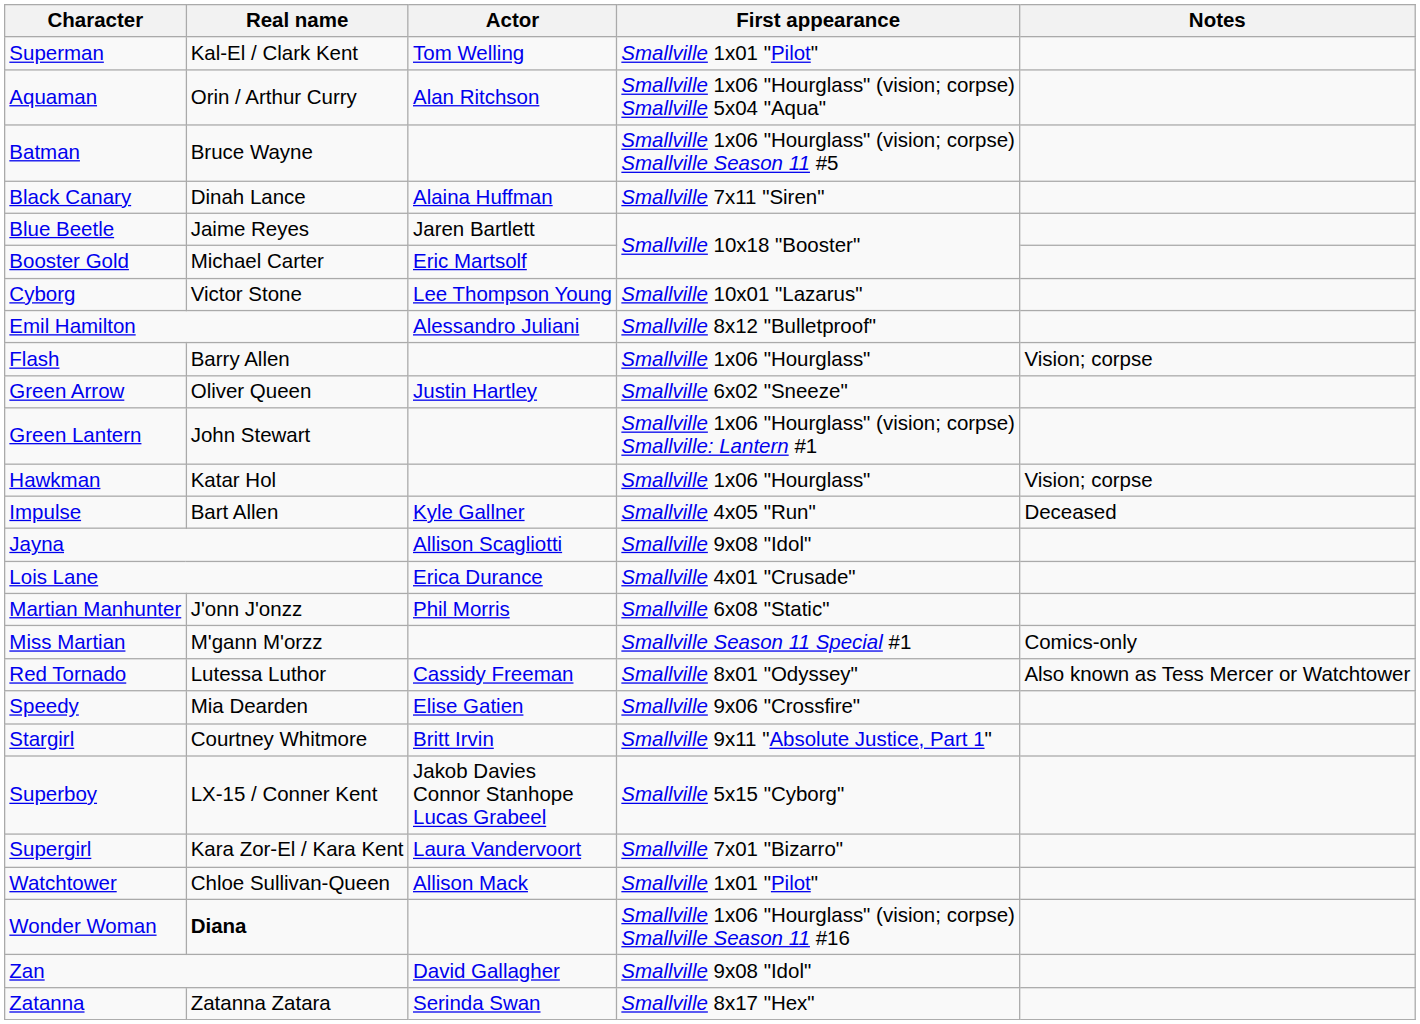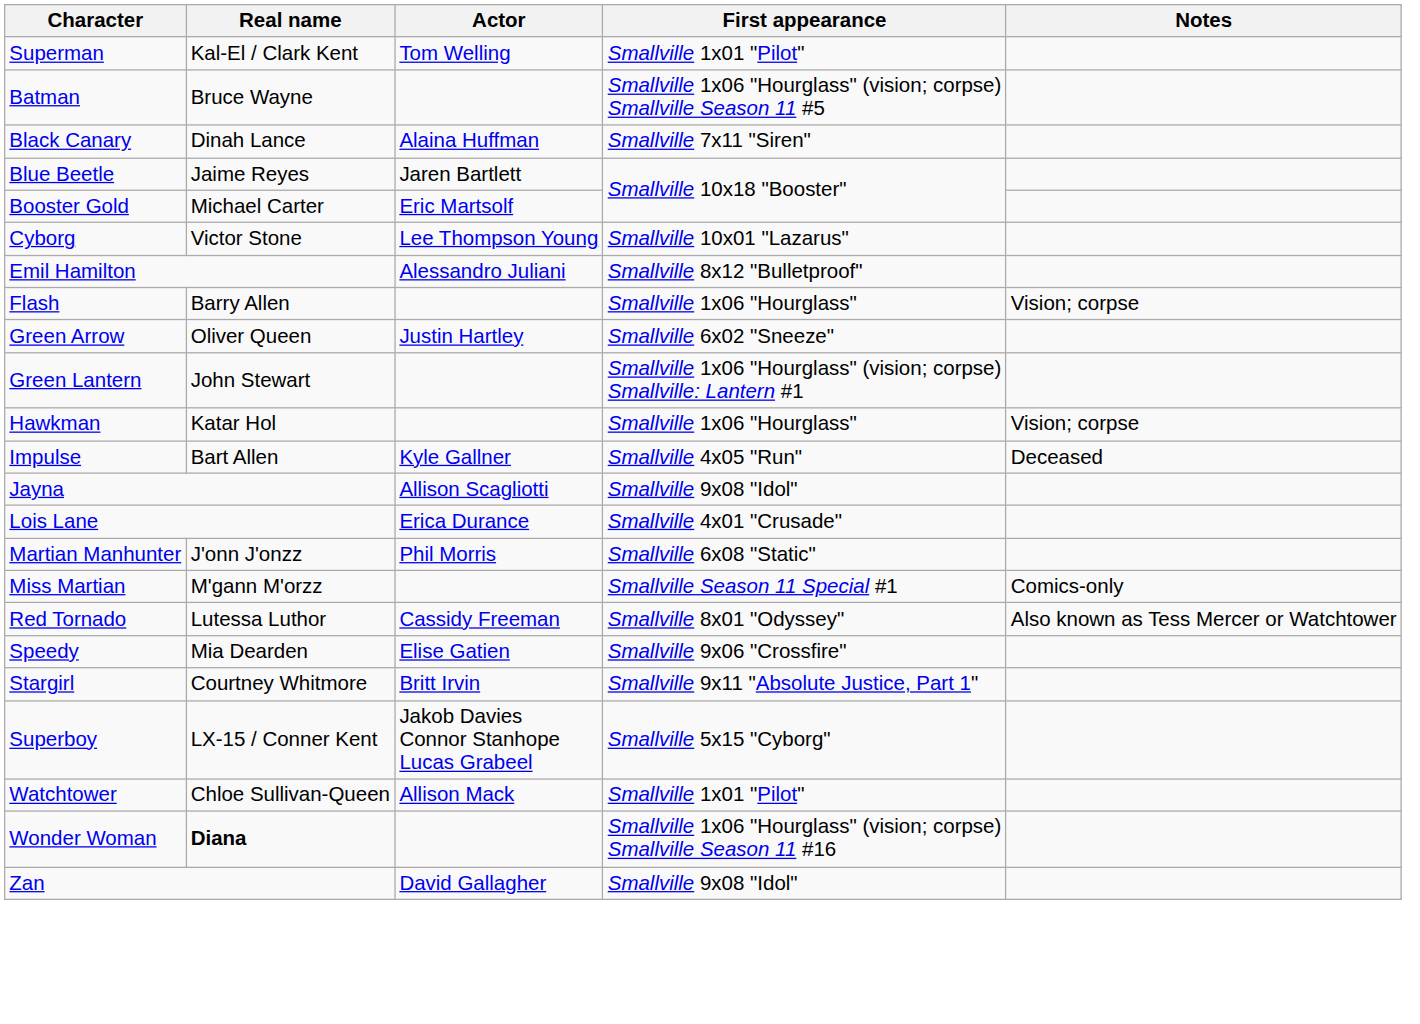- row: (53, 97)
- row: (50, 850)
- row: (47, 1003)
